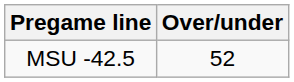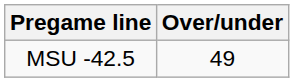(222, 58) 52 -> (222, 58) 49
